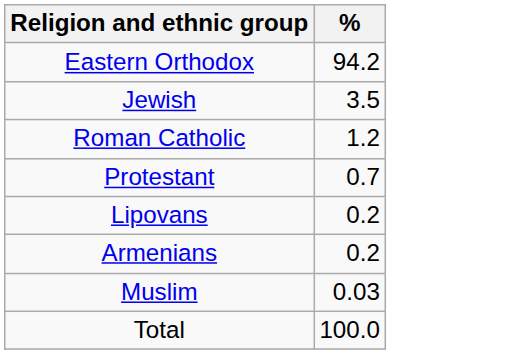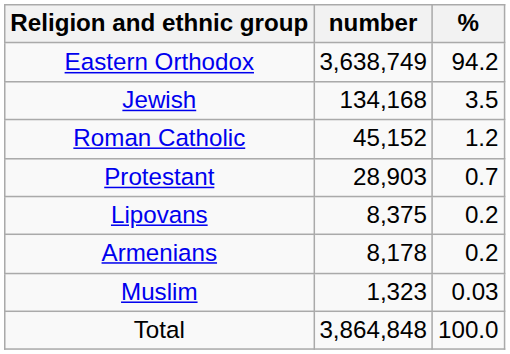+ column: (373, 23)
